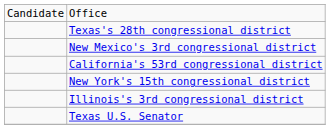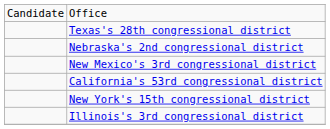+ row: (186, 47)
- row: (126, 116)
